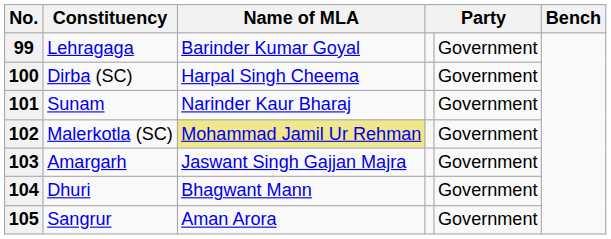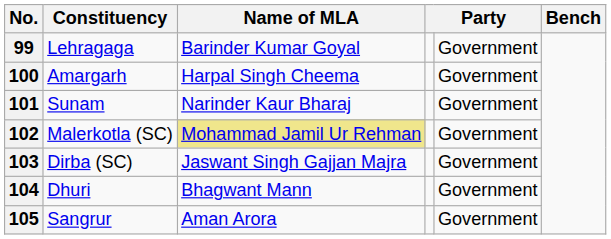(90, 76) Dirba (SC) -> (87, 76) Amargarh
(87, 162) Amargarh -> (90, 162) Dirba (SC)
